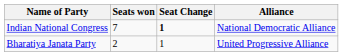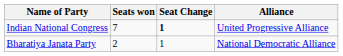(276, 28) National Democratic Alliance -> (273, 28) United Progressive Alliance
(273, 43) United Progressive Alliance -> (276, 43) National Democratic Alliance
